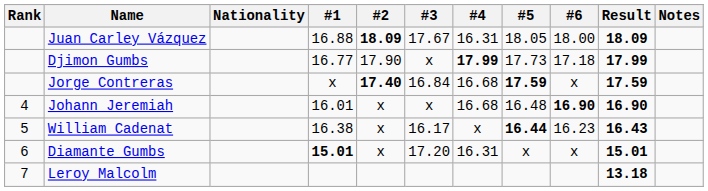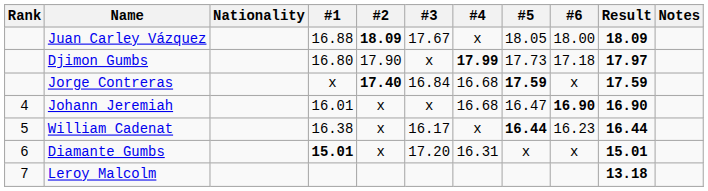(478, 39) 16.31 -> (478, 39) x
(332, 61) 16.77 -> (332, 61) 16.80
(627, 61) 17.99 -> (627, 61) 17.97
(526, 107) 16.48 -> (526, 107) 16.47
(627, 129) 16.43 -> (627, 129) 16.44
